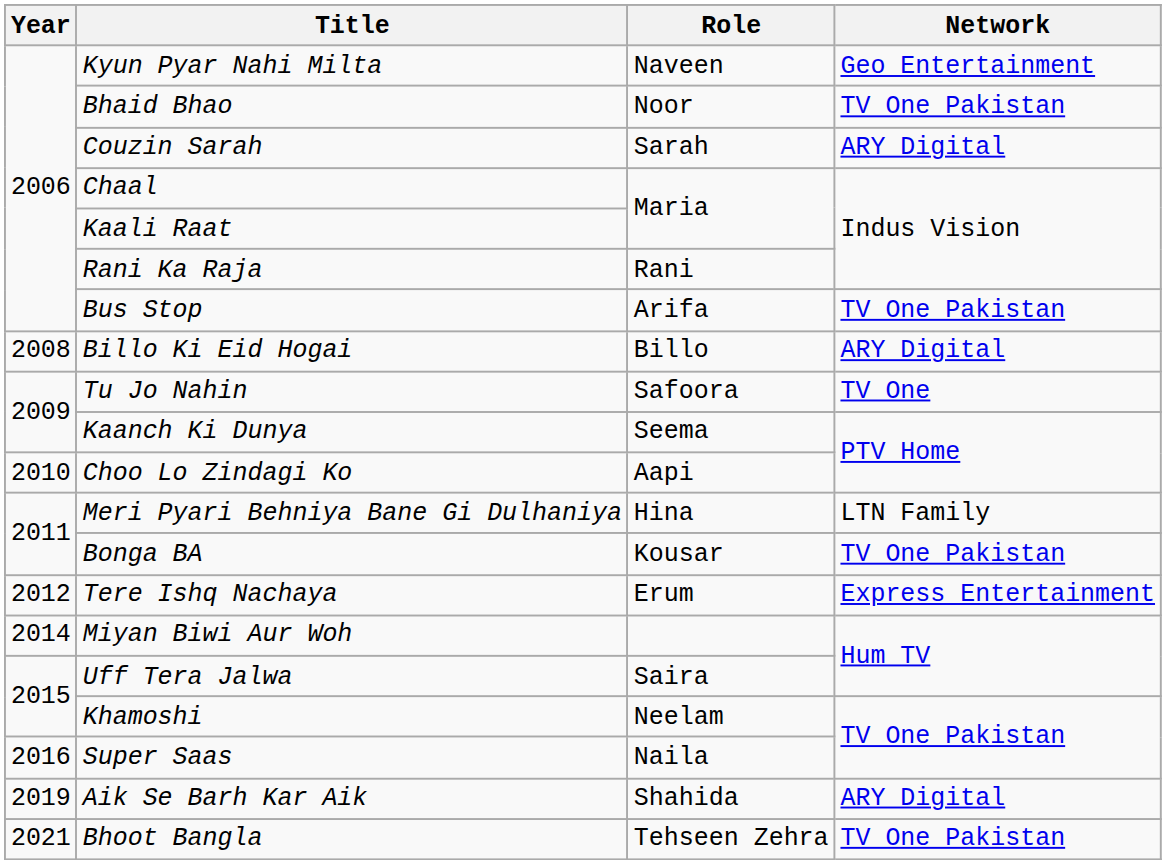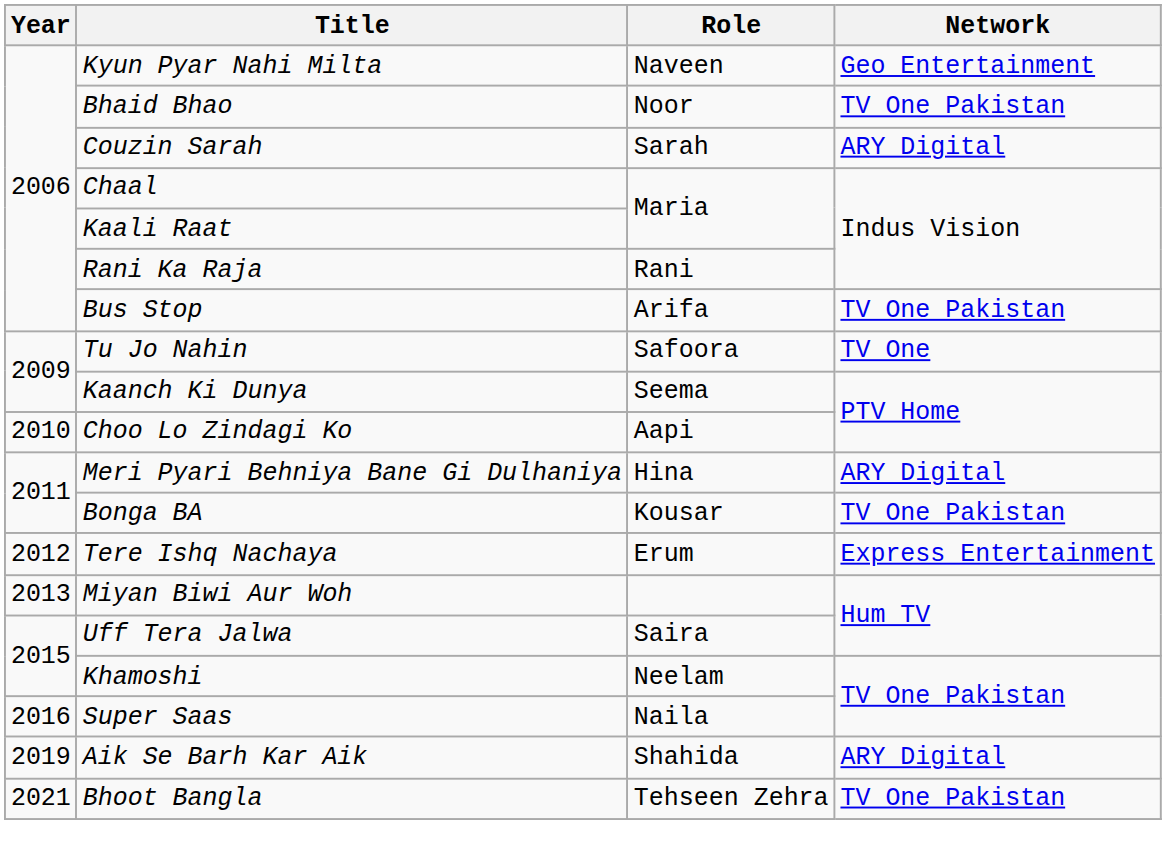- row: (218, 351)
(915, 513) LTN Family -> (923, 473) ARY Digital
(41, 635) 2014 -> (41, 595) 2013
